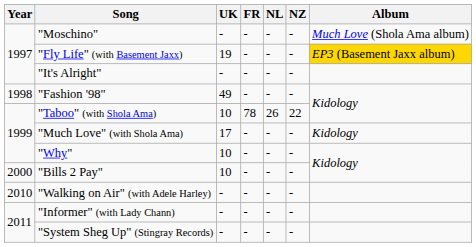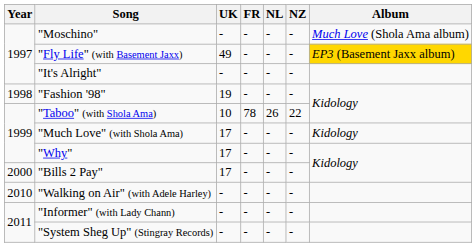(225, 53) 19 -> (225, 53) 49
(225, 93) 49 -> (225, 93) 19
(225, 152) 10 -> (225, 152) 17
(225, 172) 10 -> (225, 172) 17
